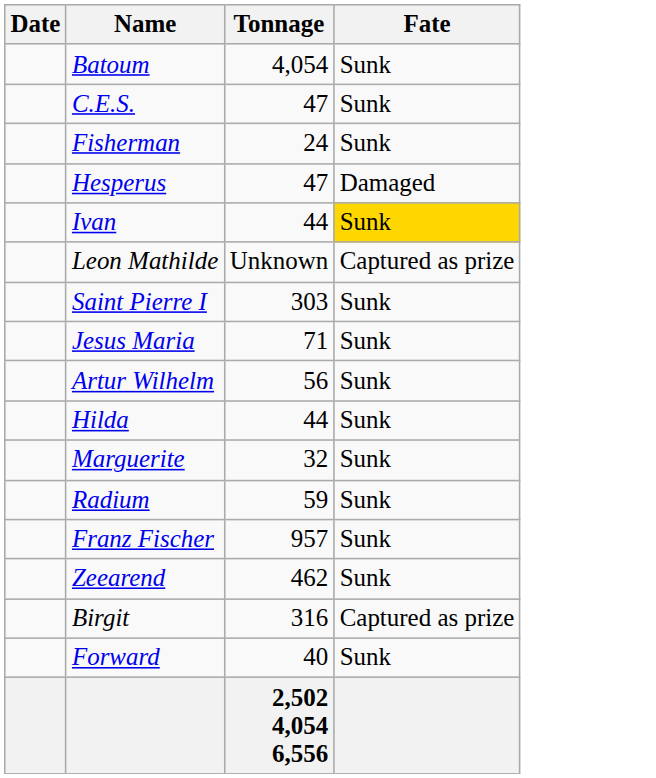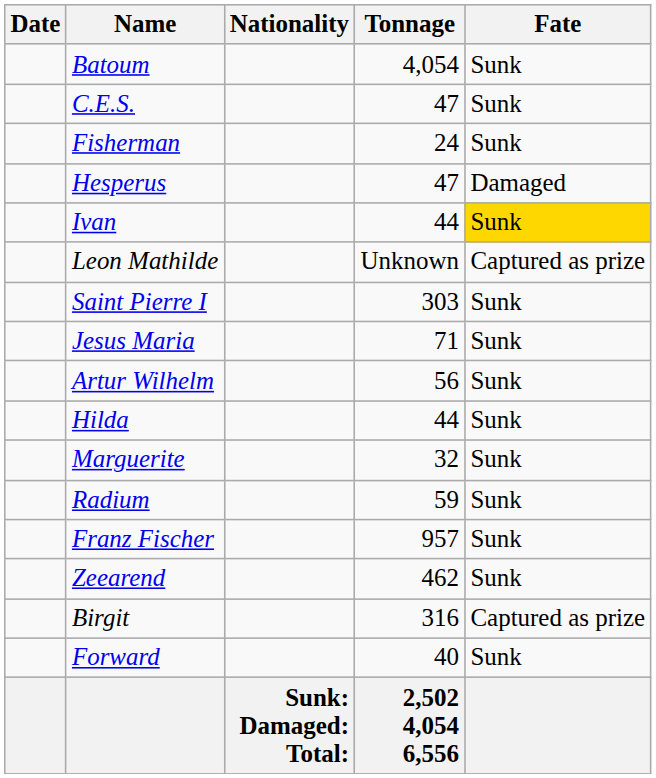+ column: (289, 24)
